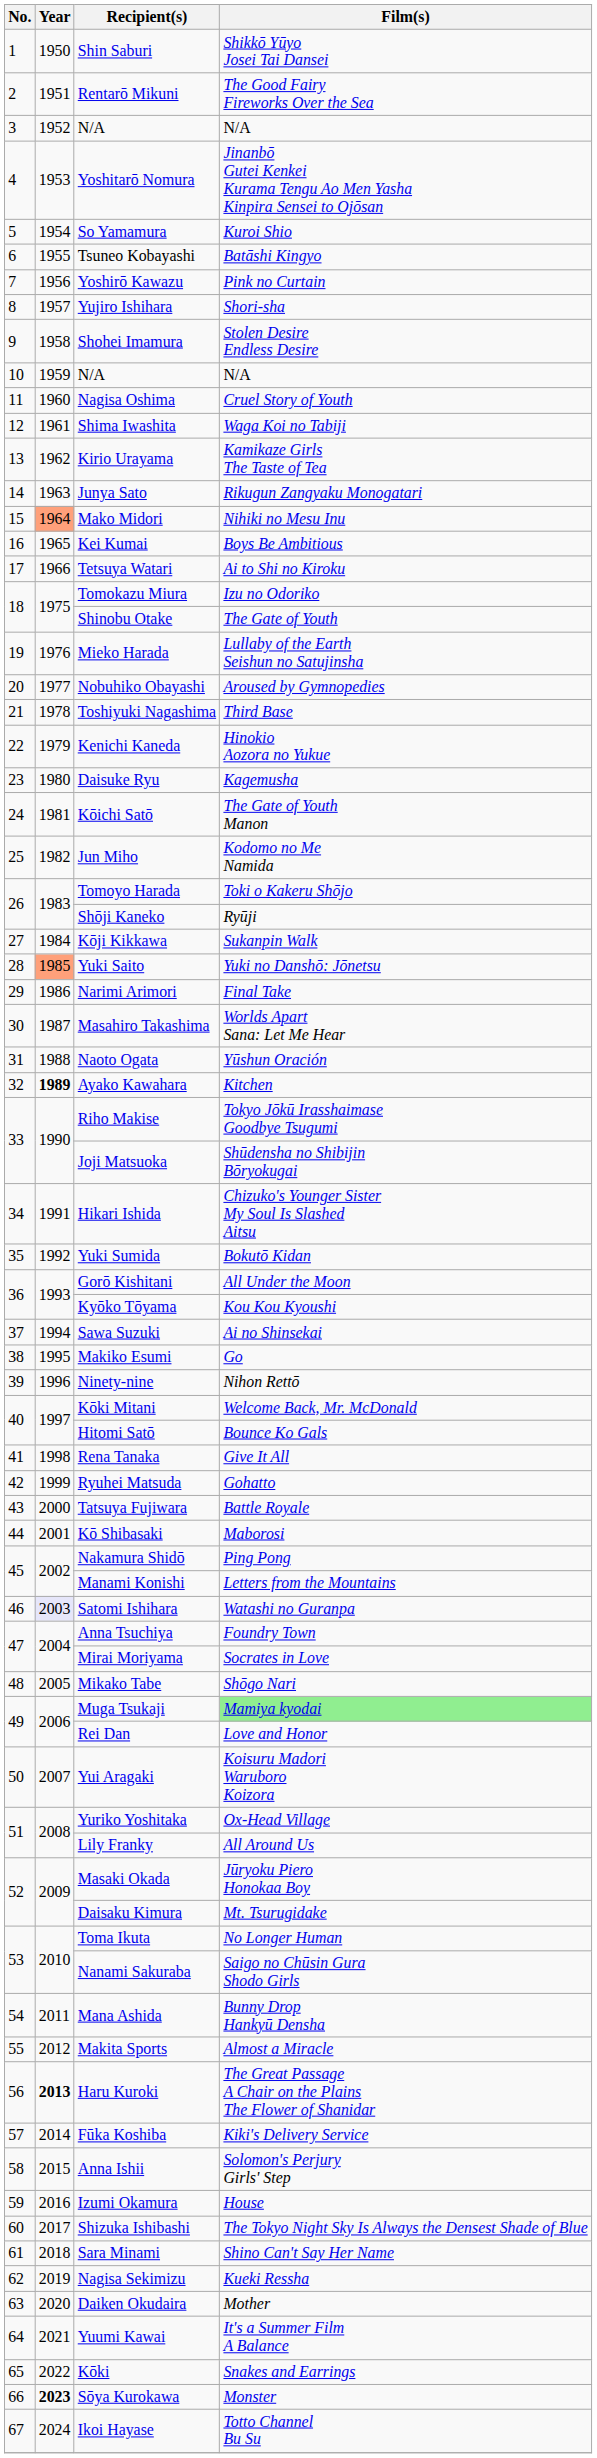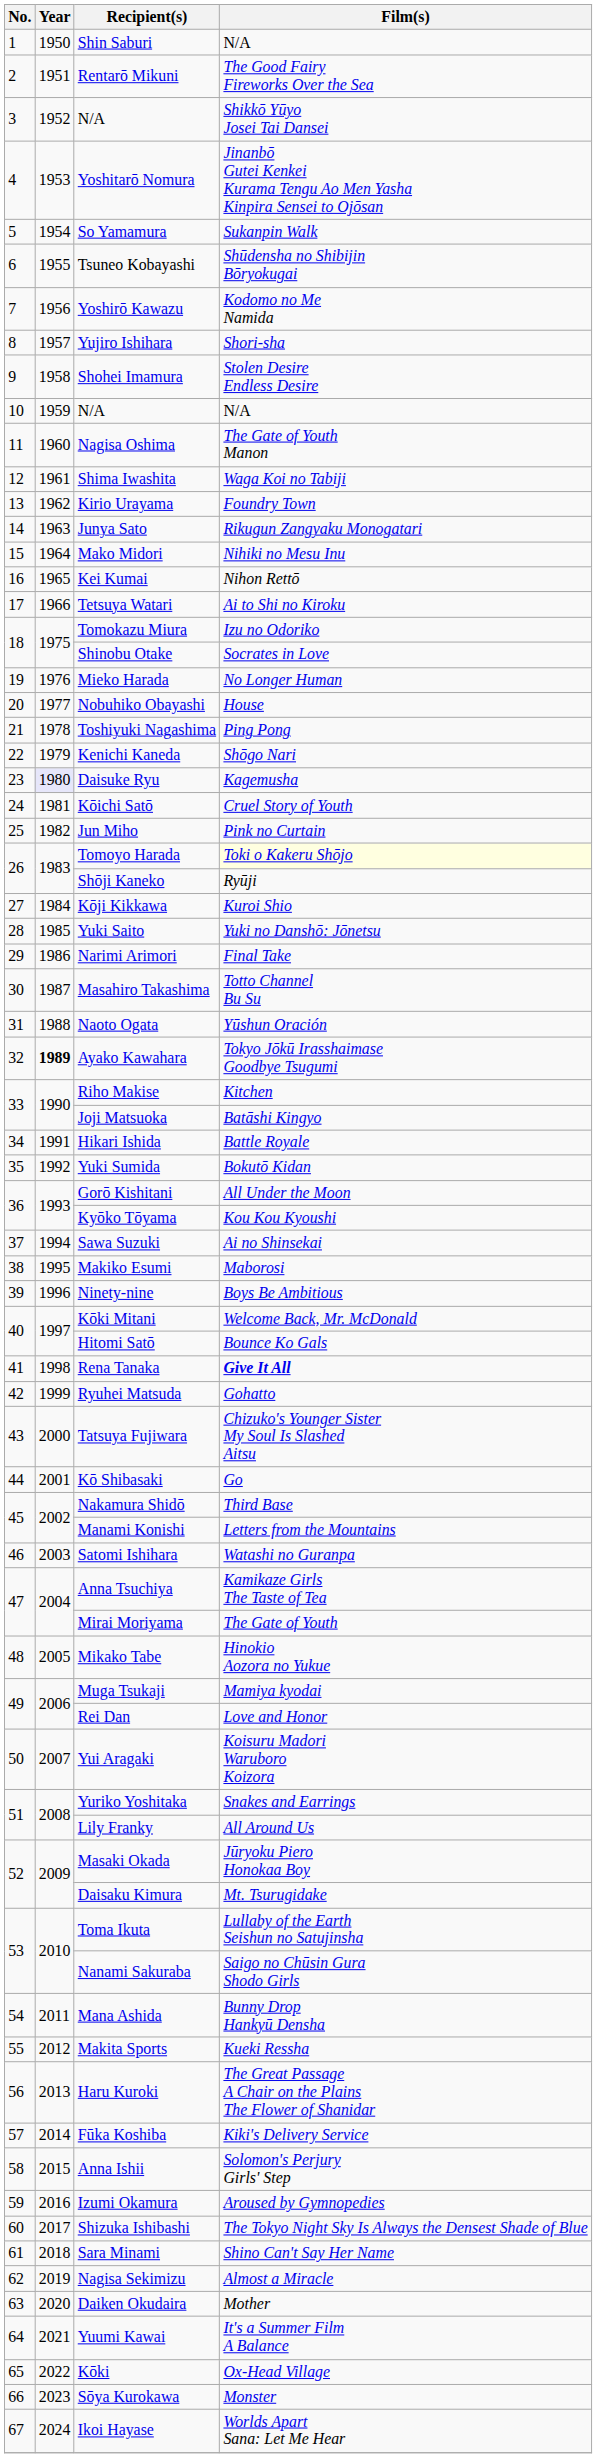(276, 51) Shikkō Yūyo Josei Tai Dansei -> (237, 42) N/A
(237, 128) N/A -> (276, 119) Shikkō Yūyo Josei Tai Dansei
(258, 231) Kuroi Shio -> (270, 231) Sukanpin Walk
(272, 256) Batāshi Kingyo -> (294, 265) Shūdensha no Shibijin Bōryokugai
(274, 282) Pink no Curtain -> (272, 308) Kodomo no Me Namida
(288, 400) Cruel Story of Youth -> (281, 444) The Gate of Youth Manon
(275, 459) Kamikaze Girls The Taste of Tea -> (270, 504) Foundry Town
(55, 518) lightsalmon background -> (55, 554) no background
(283, 543) Boys Be Ambitious -> (261, 579) Nihon Rettō
(281, 619) The Gate of Youth -> (276, 654) Socrates in Love
(293, 653) Lullaby of the Earth Seishun no Satujinsha -> (283, 679) No Longer Human
(304, 687) Aroused by Gymnopedies -> (244, 704) House
(258, 712) Third Base -> (257, 730) Ping Pong
(277, 746) Hinokio Aozora no Yukue -> (260, 755) Shōgo Nari
(55, 780) no background -> (55, 780) lavender background
(281, 814) The Gate of Youth Manon -> (288, 805) Cruel Story of Youth
(272, 857) Kodomo no Me Namida -> (274, 830) Pink no Curtain
(288, 891) no background -> (288, 855) lightyellow background
(270, 941) Sukanpin Walk -> (258, 905) Kuroi Shio
(55, 966) lightsalmon background -> (55, 931) no background
(284, 1025) Worlds Apart Sana: Let Me Hear -> (268, 990) Totto Channel Bu Su
(248, 1085) Kitchen -> (303, 1058) Tokyo Jōkū Irasshaimase Goodbye Tsugumi
(303, 1119) Tokyo Jōkū Irasshaimase Goodbye Tsugumi -> (248, 1092) Kitchen
(294, 1161) Shūdensha no Shibijin Bōryokugai -> (272, 1117) Batāshi Kingyo
(302, 1213) Chizuko's Younger Sister My Soul Is Slashed Aitsu -> (266, 1142) Battle Royale
(233, 1357) Go -> (254, 1268) Maborosi
(261, 1382) Nihon Rettō -> (283, 1293) Boys Be Ambitious
(256, 1457) normal -> (257, 1368) bold
(266, 1508) Battle Royale -> (302, 1436) Chizuko's Younger Sister My Soul Is Slashed Aitsu
(254, 1533) Maborosi -> (233, 1479) Go
(257, 1558) Ping Pong -> (258, 1504) Third Base
(55, 1608) lavender background -> (55, 1555) no background
(270, 1633) Foundry Town -> (275, 1589) Kamikaze Girls The Taste of Tea
(276, 1658) Socrates in Love -> (281, 1623) The Gate of Youth
(260, 1683) Shōgo Nari -> (277, 1657) Hinokio Aozora no Yukue
(272, 1708) lightgreen background -> (272, 1691) no background
(277, 1819) Ox-Head Village -> (289, 1802) Snakes and Earrings
(283, 1938) No Longer Human -> (293, 1929) Lullaby of the Earth Seishun no Satujinsha
(278, 2049) Almost a Miracle -> (266, 2049) Kueki Ressha
(55, 2092) bold -> (55, 2092) normal
(244, 2203) House -> (304, 2203) Aroused by Gymnopedies
(266, 2278) Kueki Ressha -> (278, 2278) Almost a Miracle
(289, 2371) Snakes and Earrings -> (277, 2371) Ox-Head Village
(55, 2396) bold -> (55, 2396) normal
(268, 2430) Totto Channel Bu Su -> (284, 2430) Worlds Apart Sana: Let Me Hear
